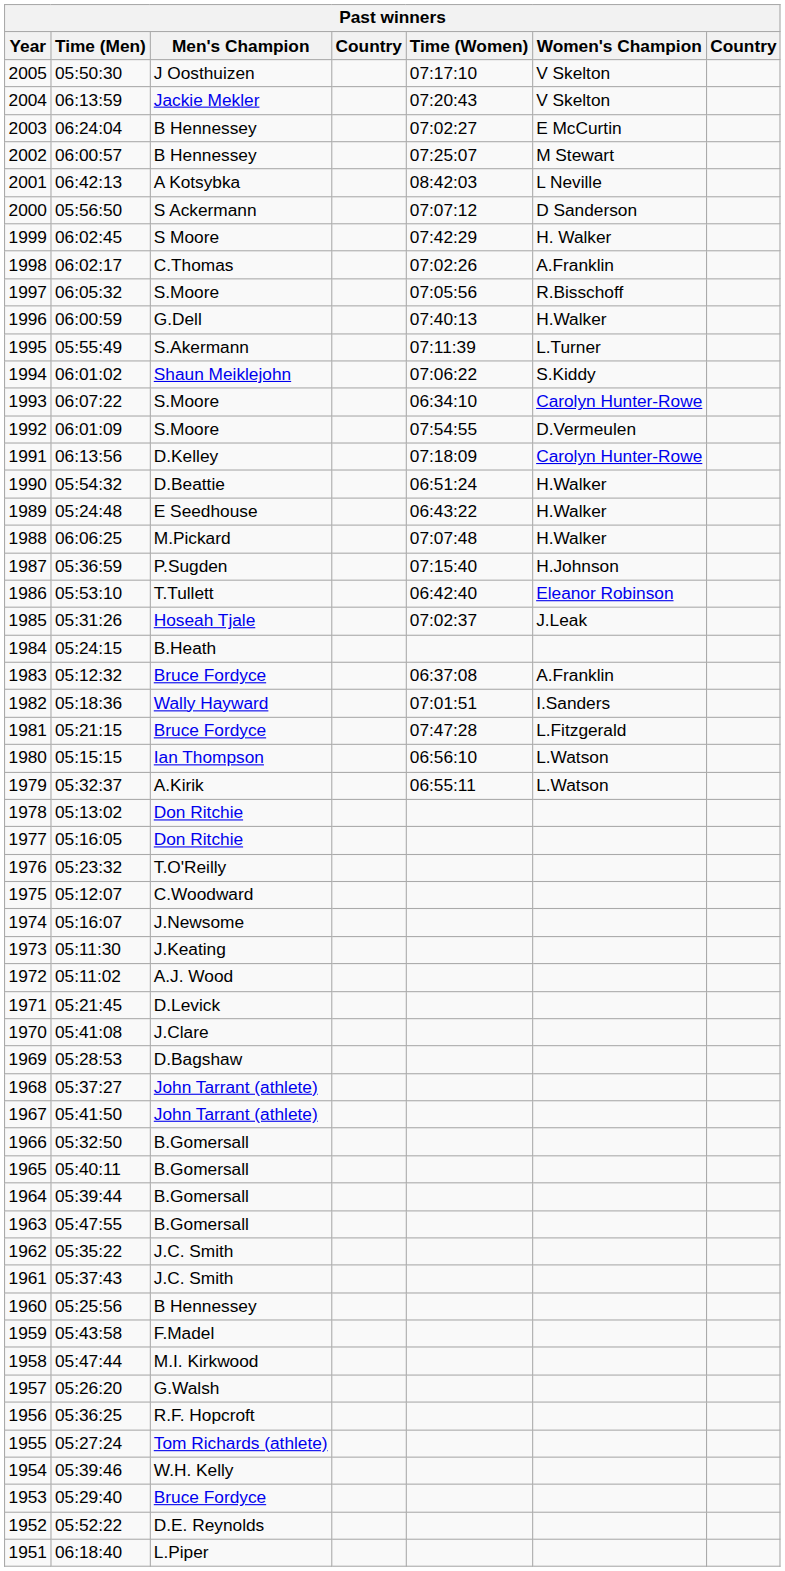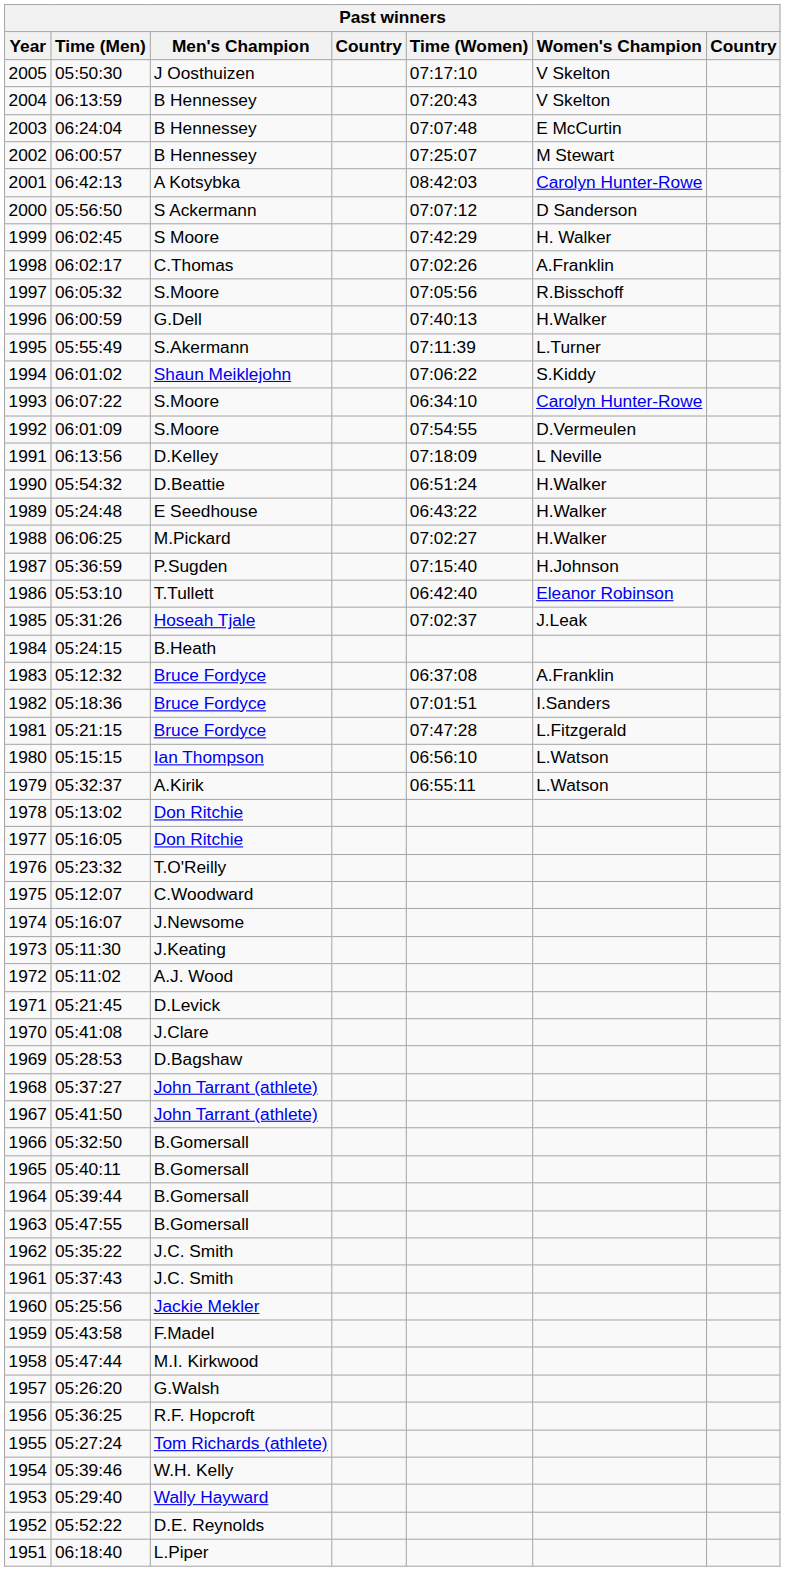(207, 100) Jackie Mekler -> (205, 100) B Hennessey
(443, 127) 07:02:27 -> (443, 127) 07:07:48
(569, 182) L Neville -> (619, 182) Carolyn Hunter-Rowe
(619, 456) Carolyn Hunter-Rowe -> (569, 456) L Neville
(443, 538) 07:07:48 -> (443, 538) 07:02:27
(211, 703) Wally Hayward -> (210, 703) Bruce Fordyce
(205, 1306) B Hennessey -> (207, 1306) Jackie Mekler
(210, 1498) Bruce Fordyce -> (211, 1498) Wally Hayward
